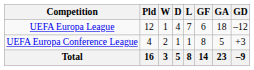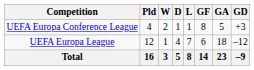rows swapped: (72, 27) <-> (72, 42)
